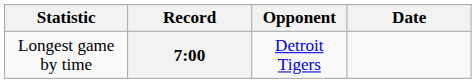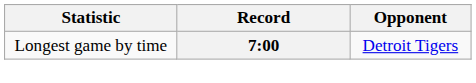- column: (409, 18)
